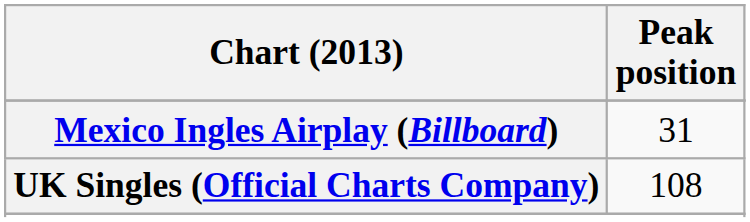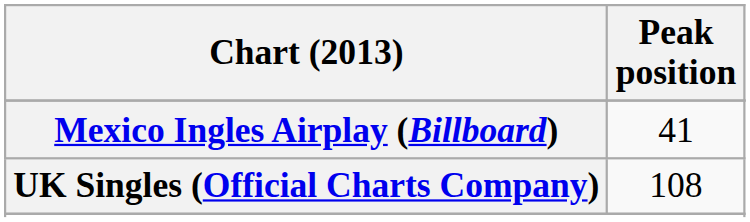(676, 128) 31 -> (676, 128) 41
